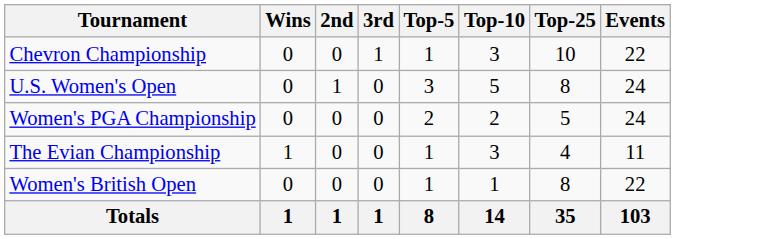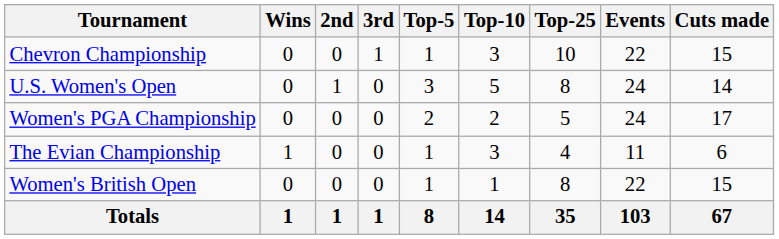+ column: (722, 20)
